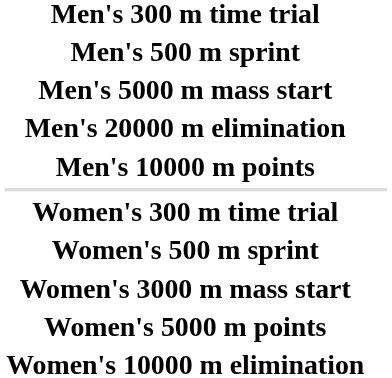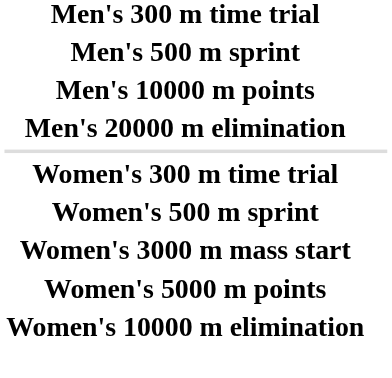- row: (185, 90)
rows swapped: (185, 166) <-> (185, 128)
